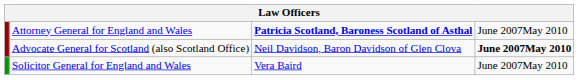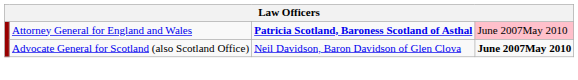(522, 30) no background -> (522, 30) pink background
- row: (101, 65)
